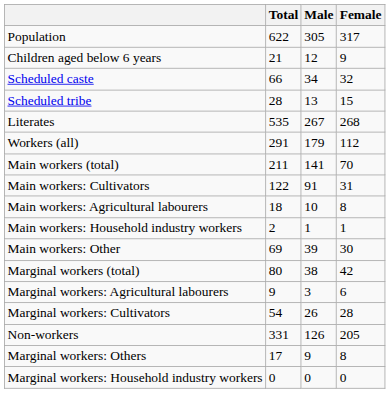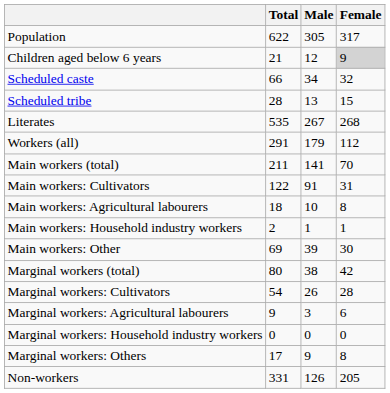(343, 57) no background -> (343, 57) lightgrey background
rows swapped: (89, 313) <-> (118, 292)
rows swapped: (135, 377) <-> (43, 334)
